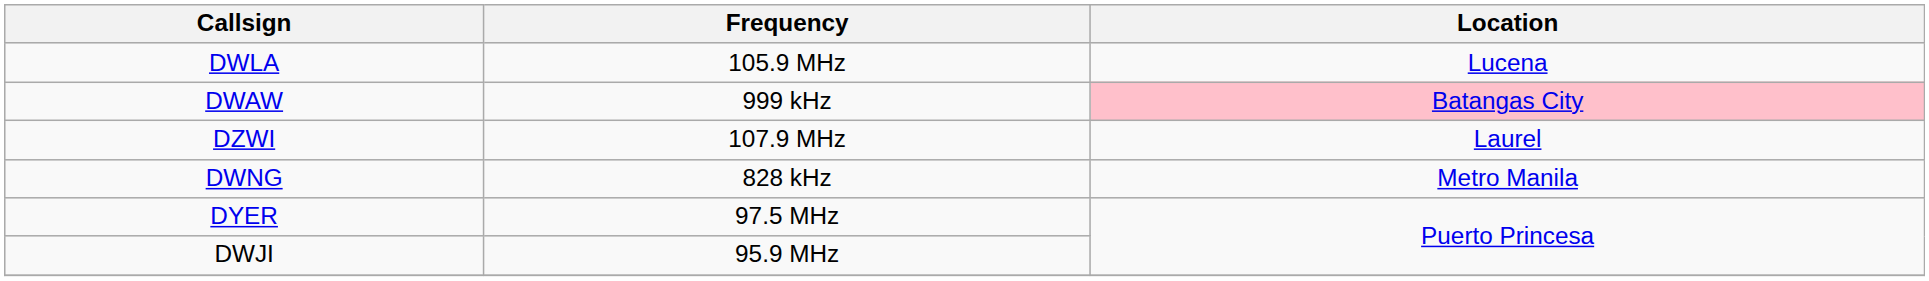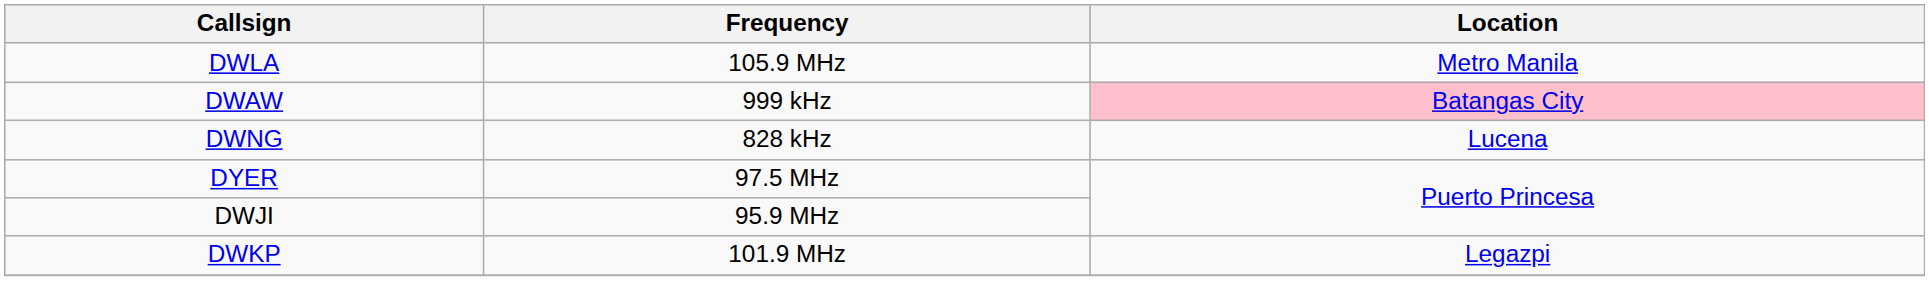(1508, 62) Lucena -> (1508, 62) Metro Manila
- row: (244, 139)
(1508, 178) Metro Manila -> (1508, 139) Lucena
+ row: (244, 255)
